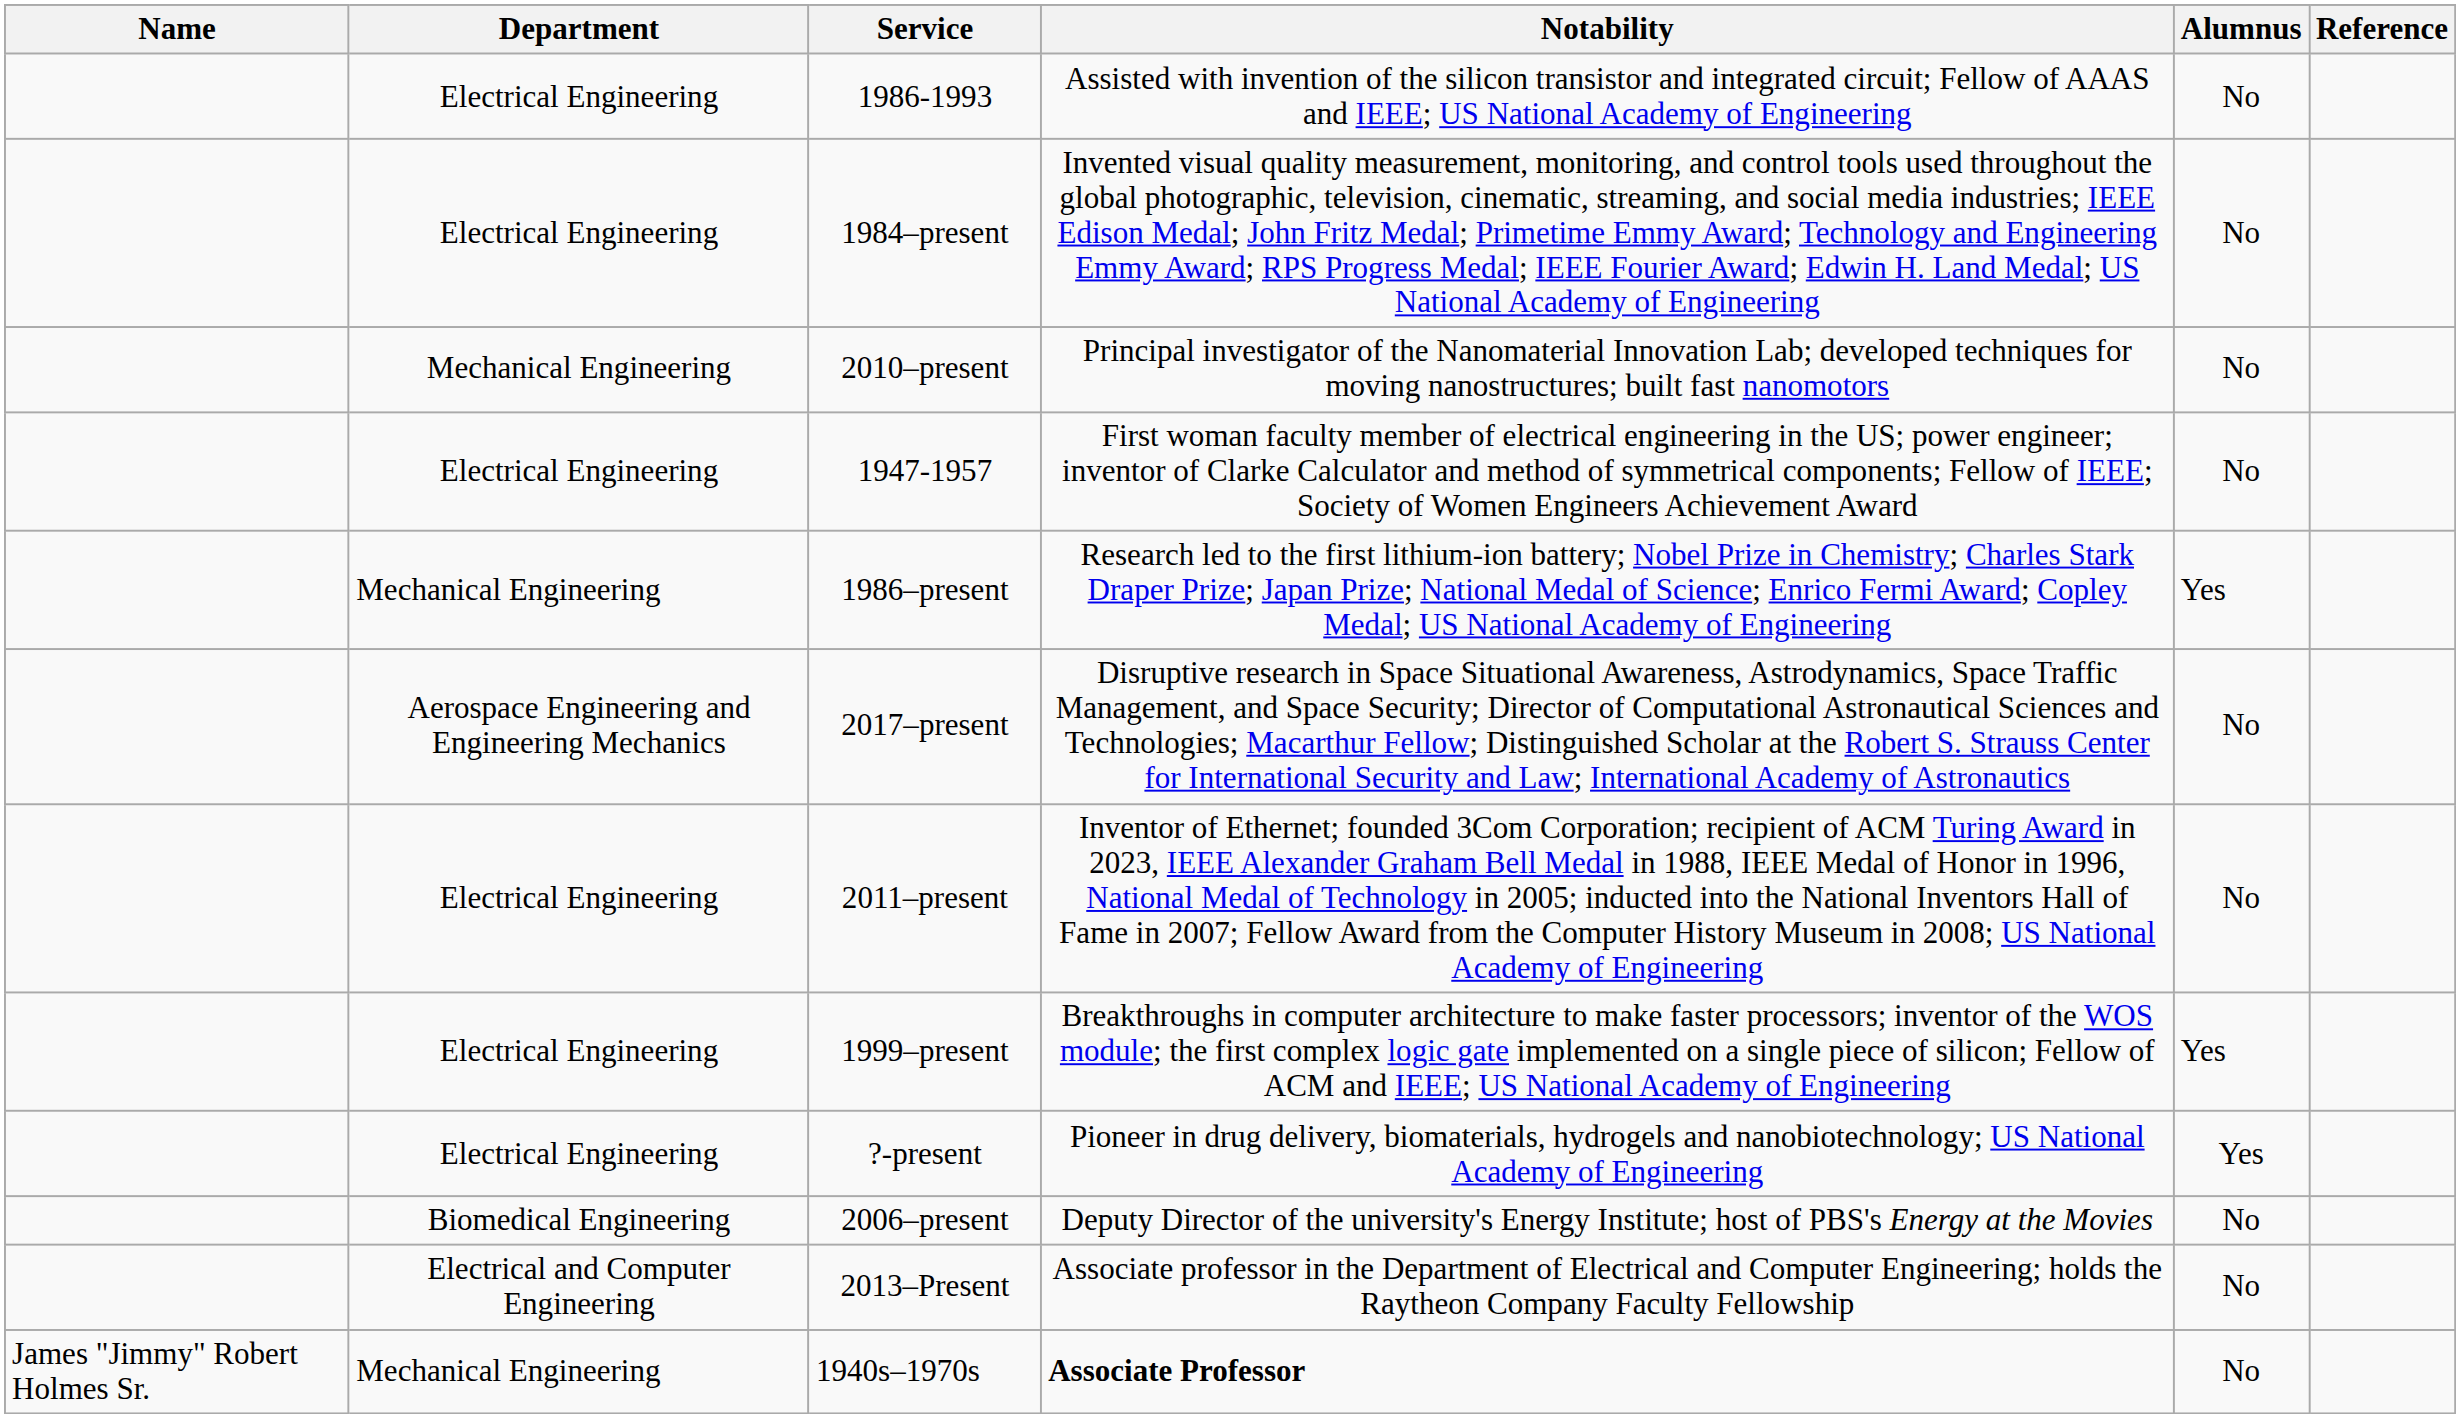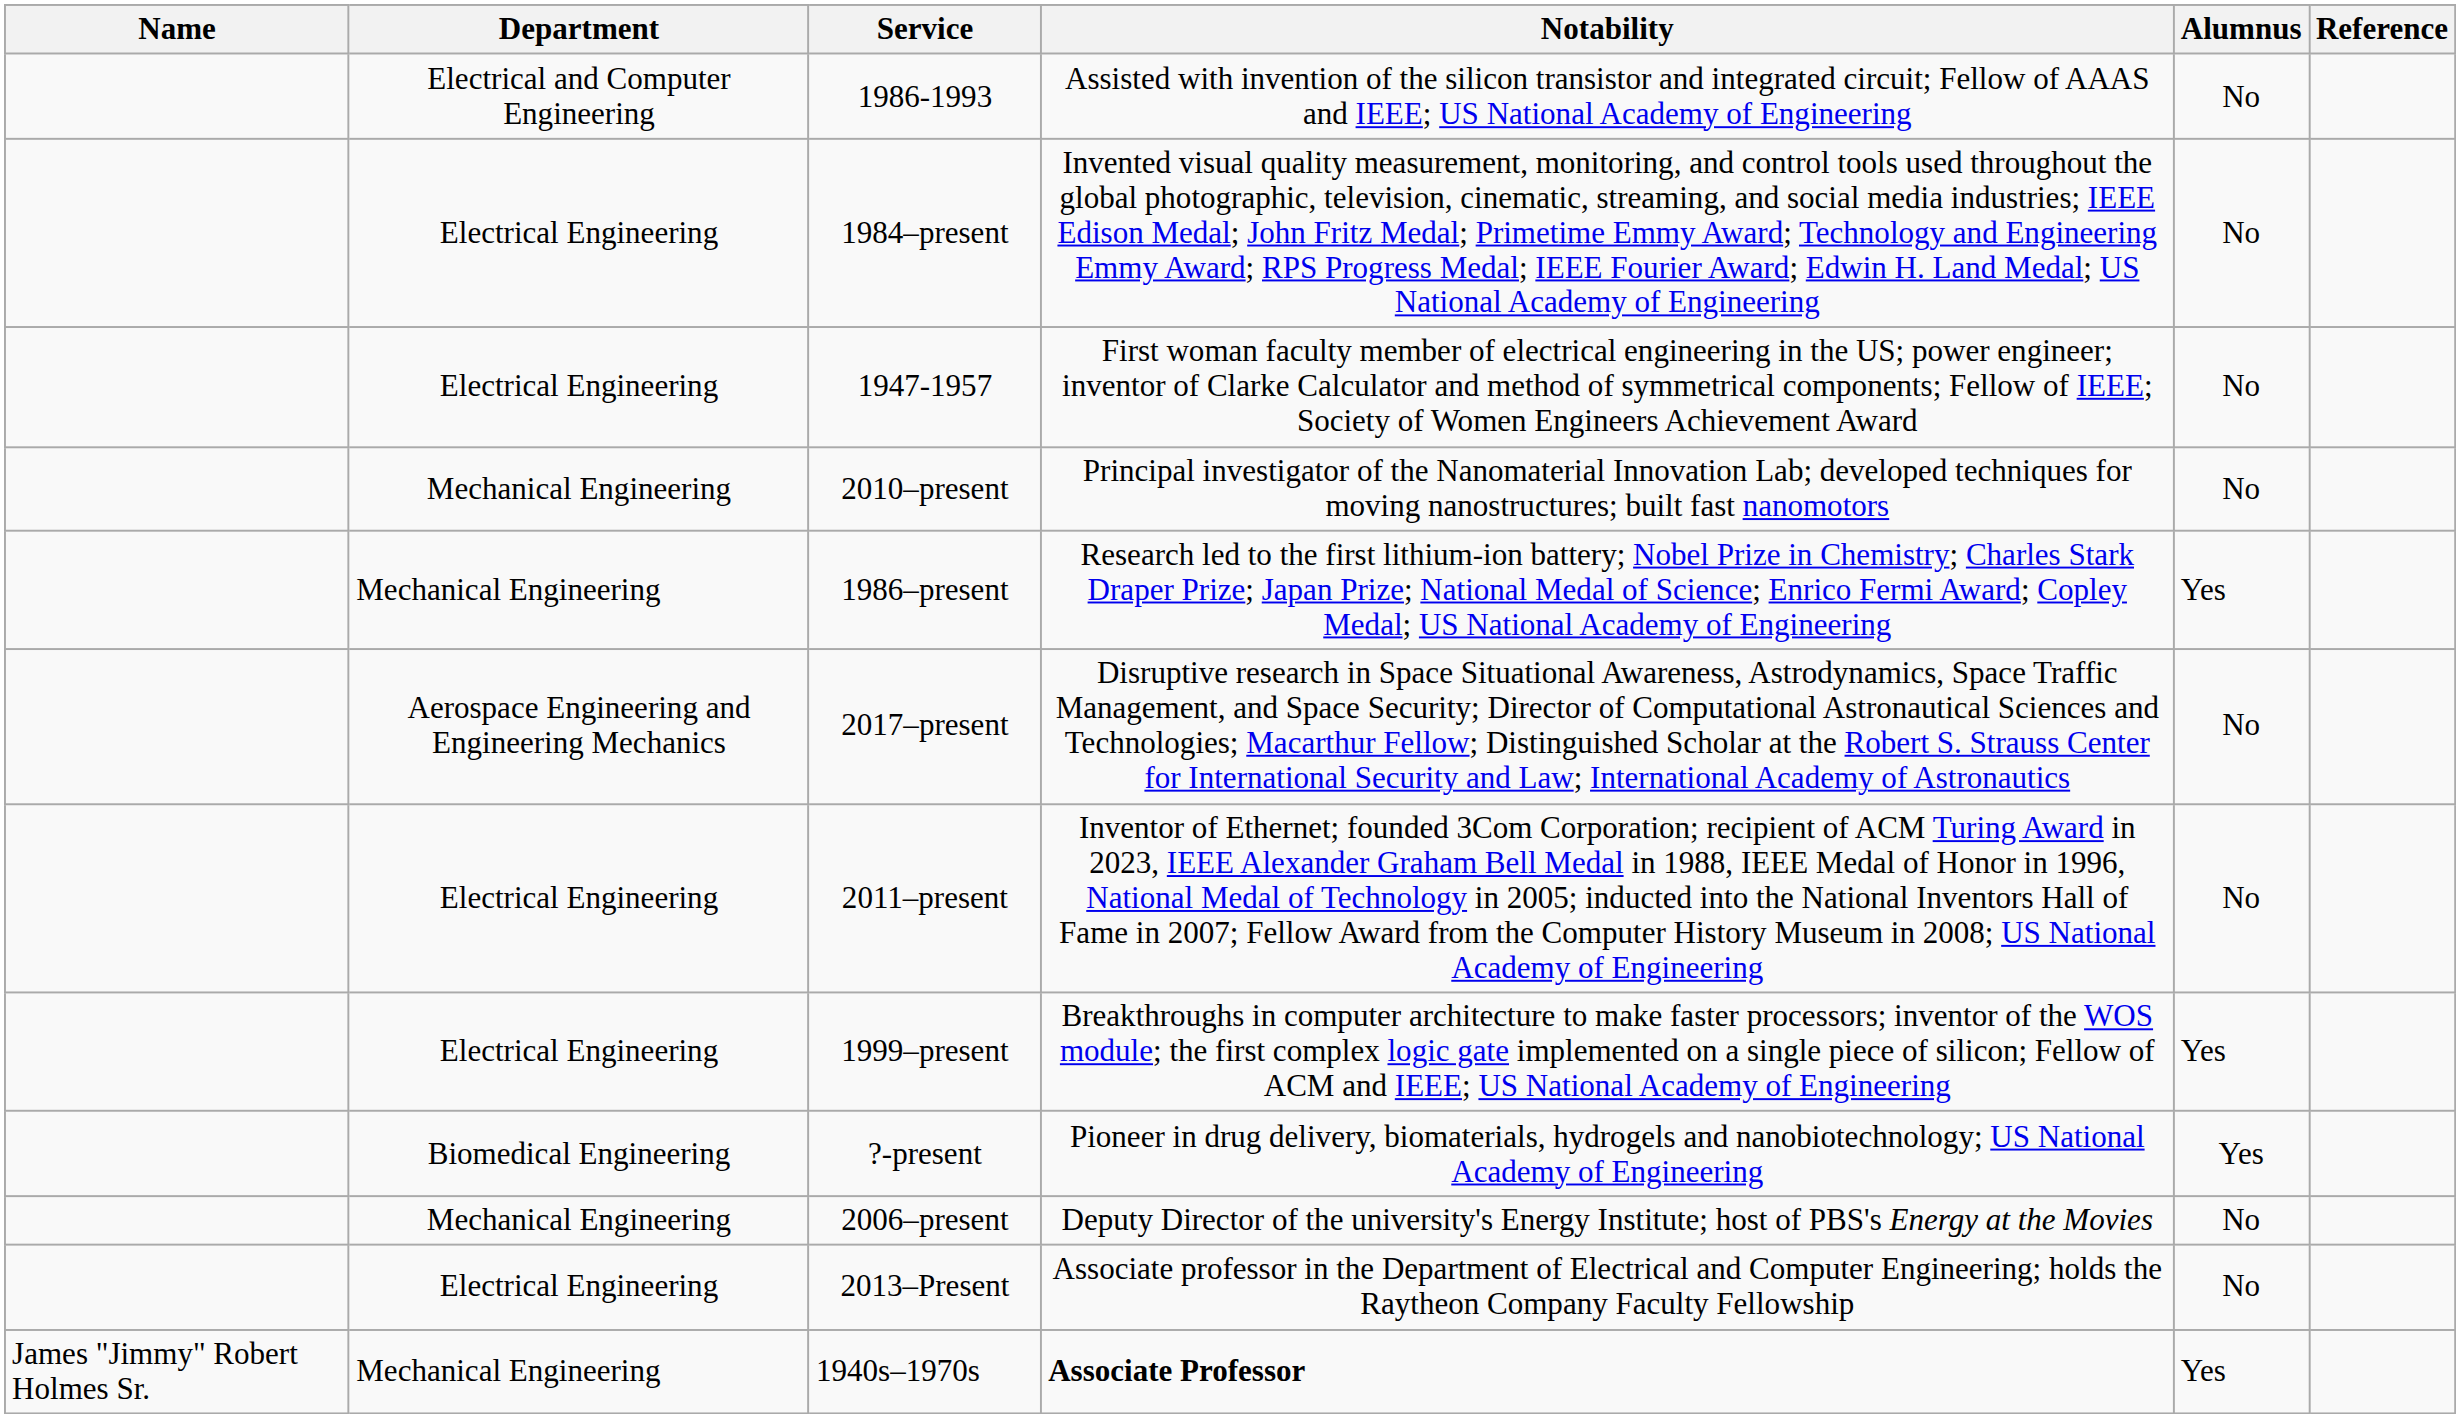(579, 95) Electrical Engineering -> (579, 95) Electrical and Computer Engineering
rows swapped: (925, 470) <-> (925, 368)
(579, 1153) Electrical Engineering -> (579, 1153) Biomedical Engineering
(579, 1219) Biomedical Engineering -> (579, 1219) Mechanical Engineering
(579, 1286) Electrical and Computer Engineering -> (579, 1286) Electrical Engineering
(2241, 1370) No -> (2203, 1370) Yes
